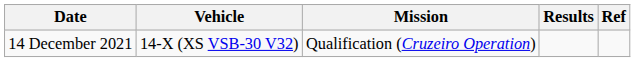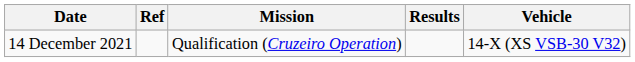columns swapped: (219, 17) <-> (614, 17)
